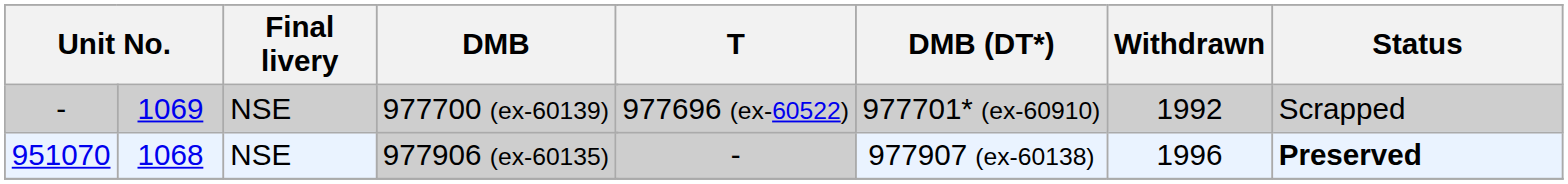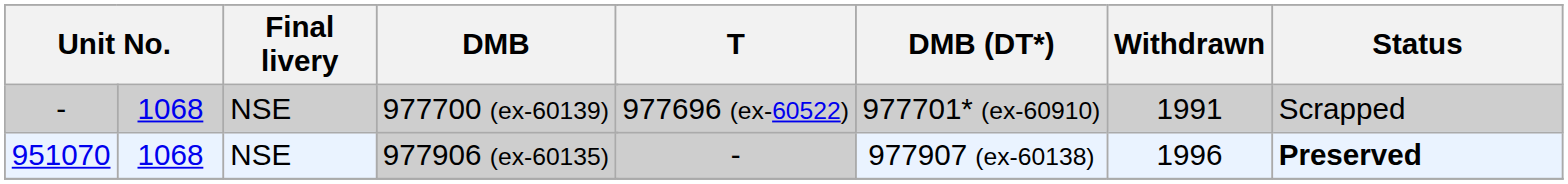(170, 108) 1069 -> (170, 108) 1068
(1190, 108) 1992 -> (1190, 108) 1991
